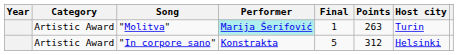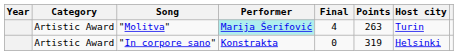(334, 28) 1 -> (334, 28) 4
(334, 43) 5 -> (334, 43) 0
(373, 43) 312 -> (373, 43) 319
